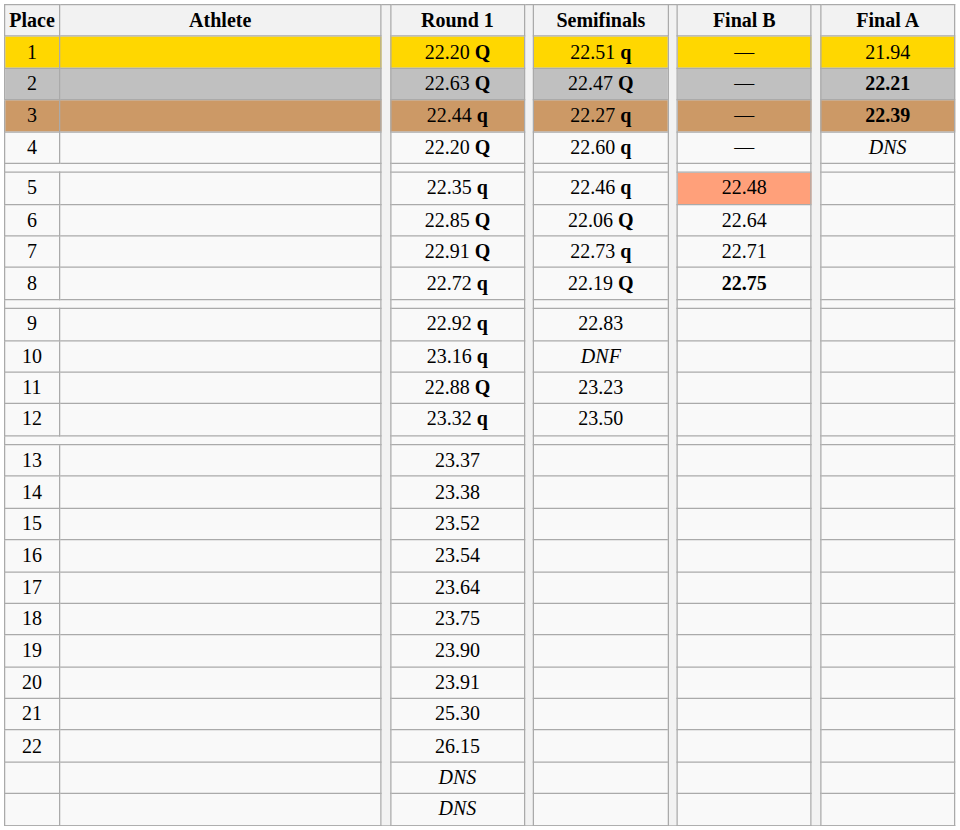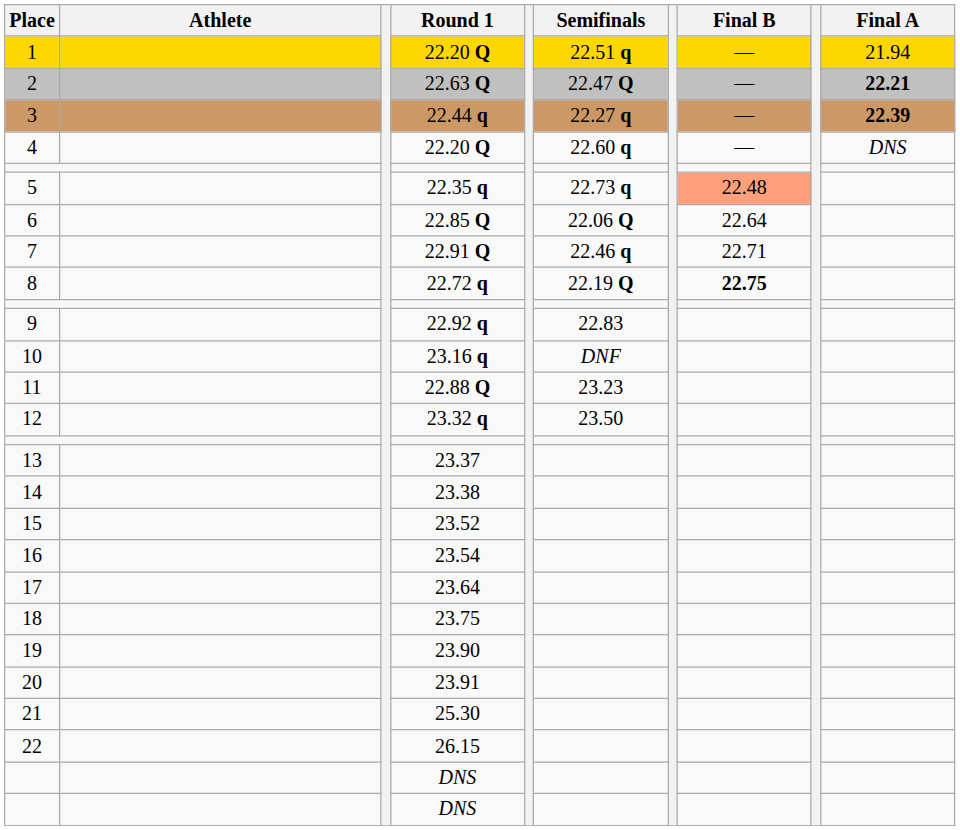(601, 188) 22.46 q -> (601, 188) 22.73 q
(601, 251) 22.73 q -> (601, 251) 22.46 q
